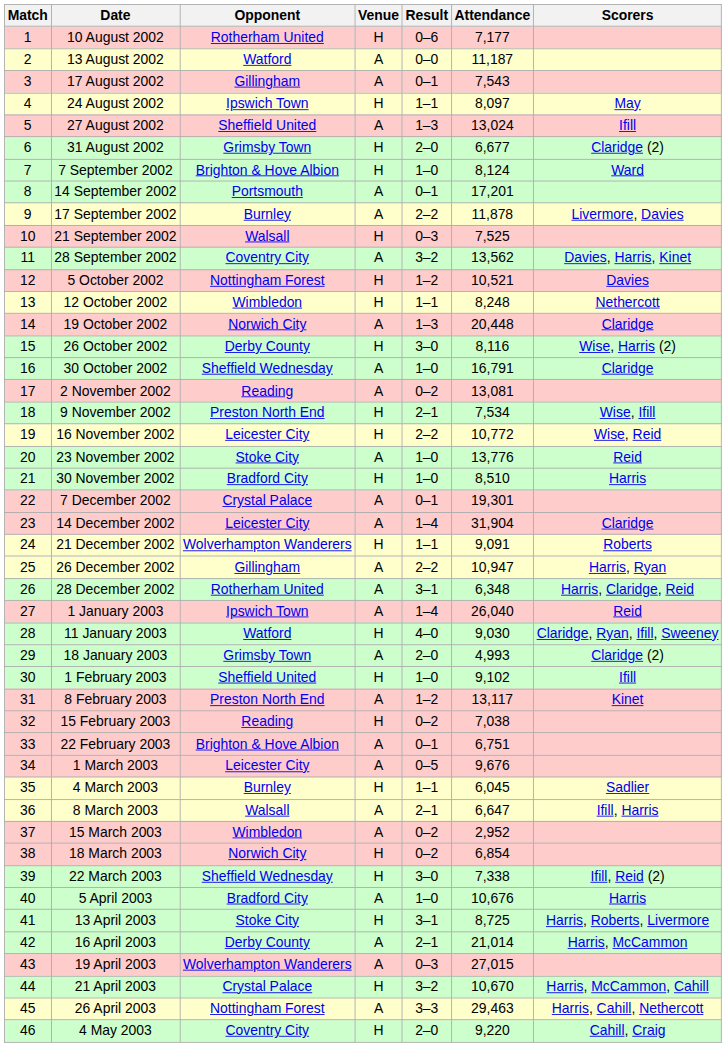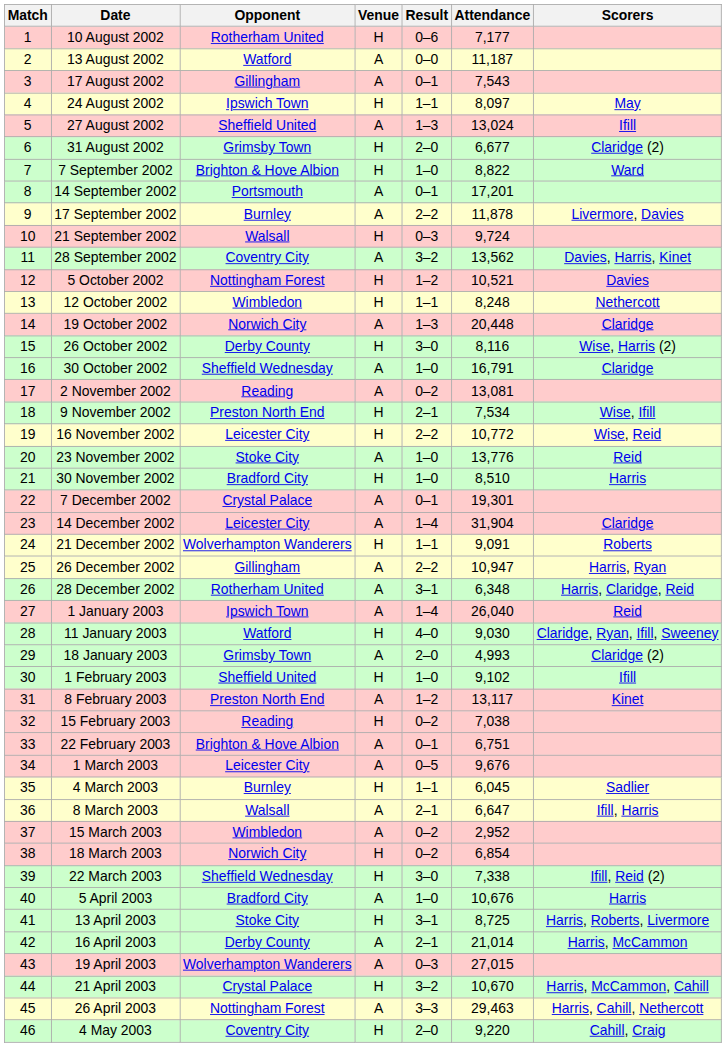(492, 170) 8,124 -> (492, 170) 8,822
(492, 236) 7,525 -> (492, 236) 9,724
